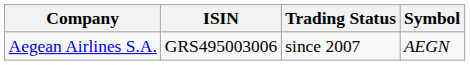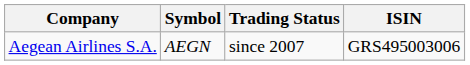columns swapped: (432, 18) <-> (221, 18)
